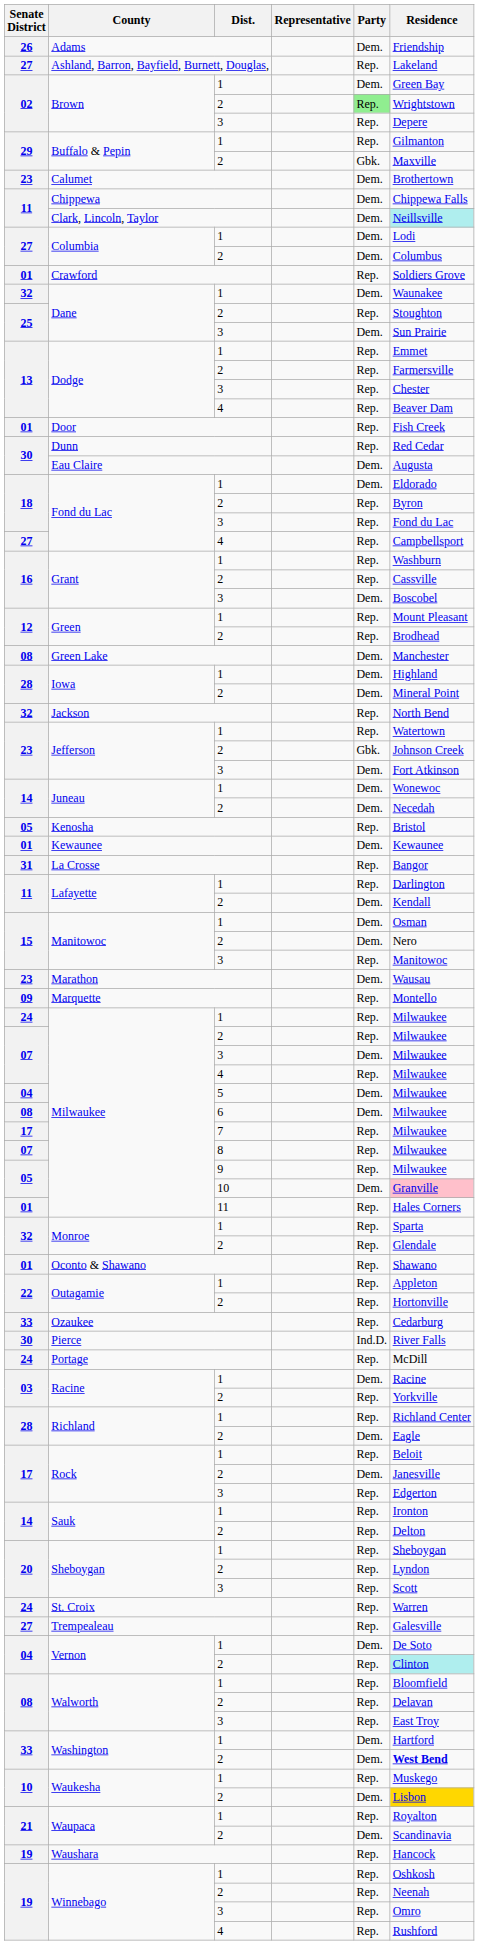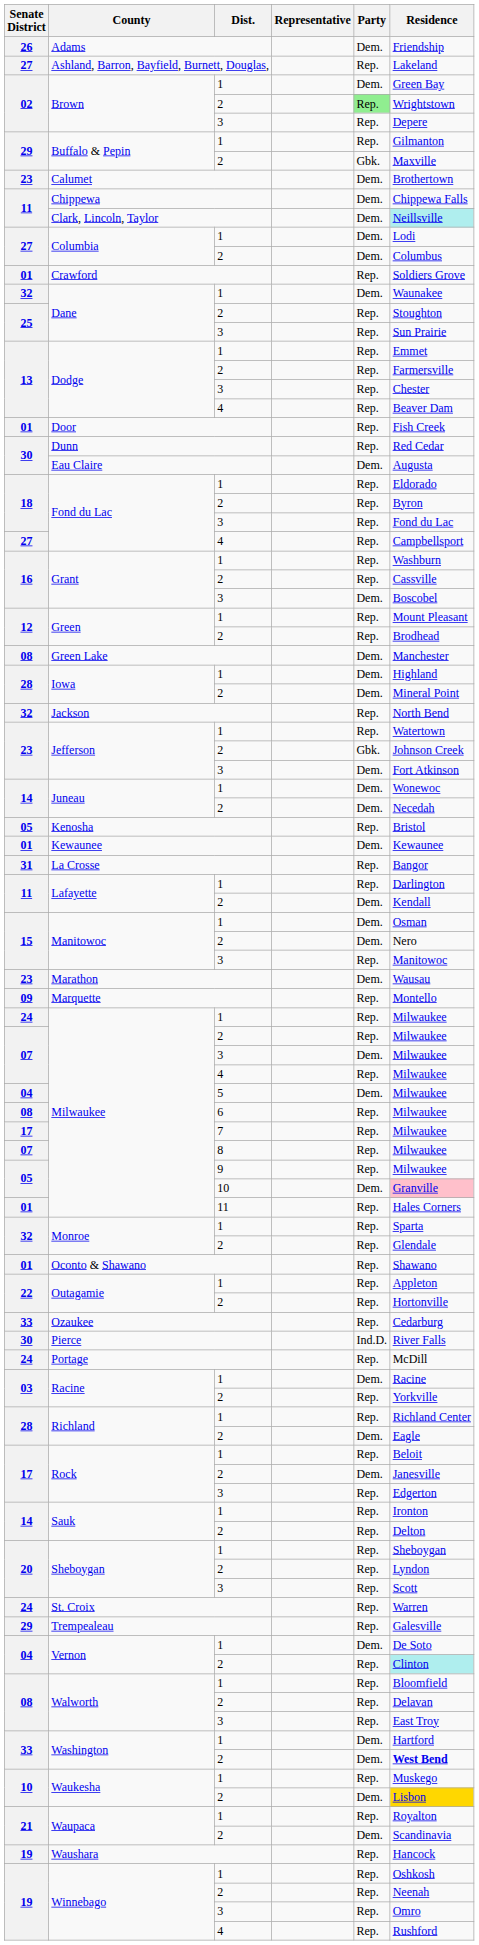(370, 332) Dem. -> (368, 332) Rep.
(370, 484) Dem. -> (368, 484) Rep.
(370, 1112) Dem. -> (368, 1112) Rep.
(26, 1626) 27 -> (26, 1626) 29
